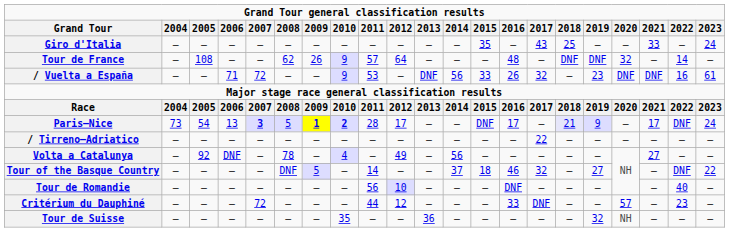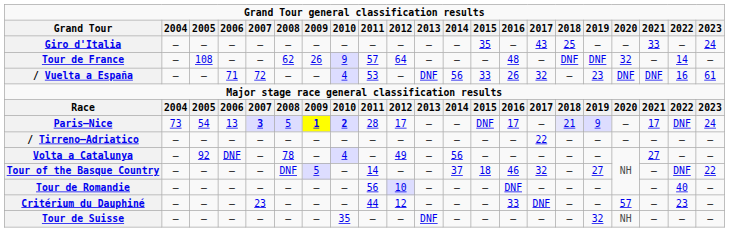(344, 76) 9 -> (344, 76) 4
(260, 203) 72 -> (260, 203) 23
(429, 219) 36 -> (429, 219) DNF
